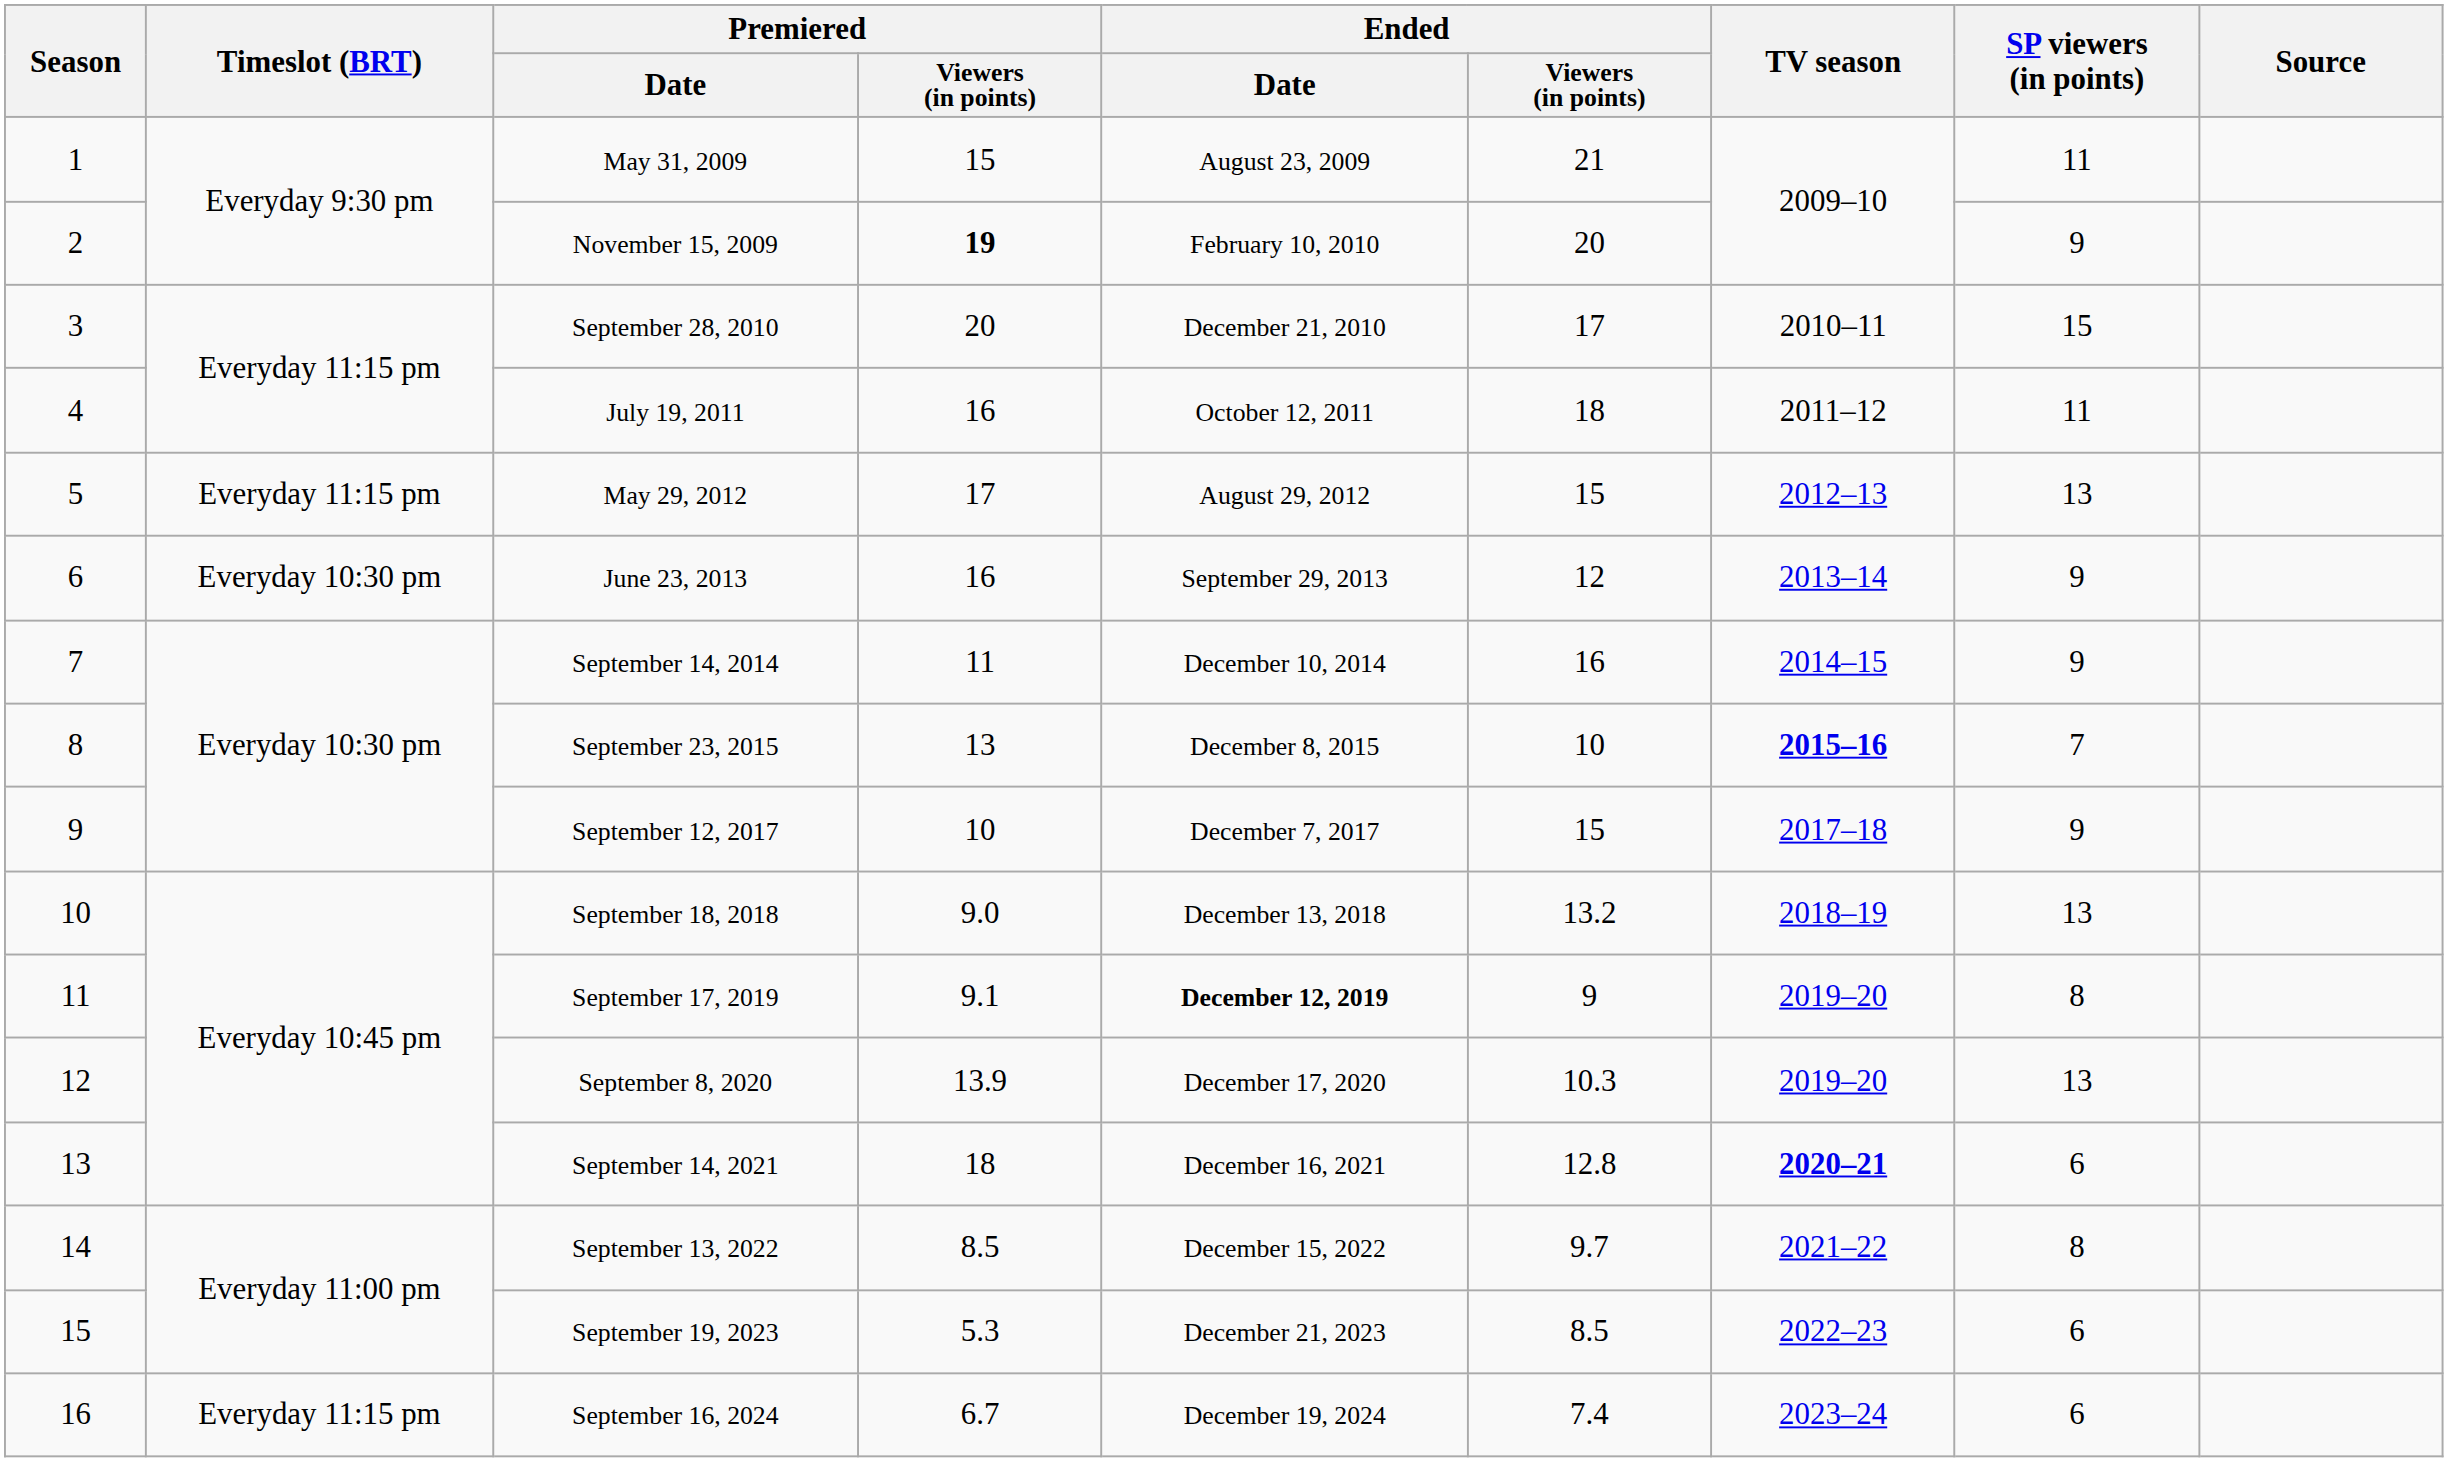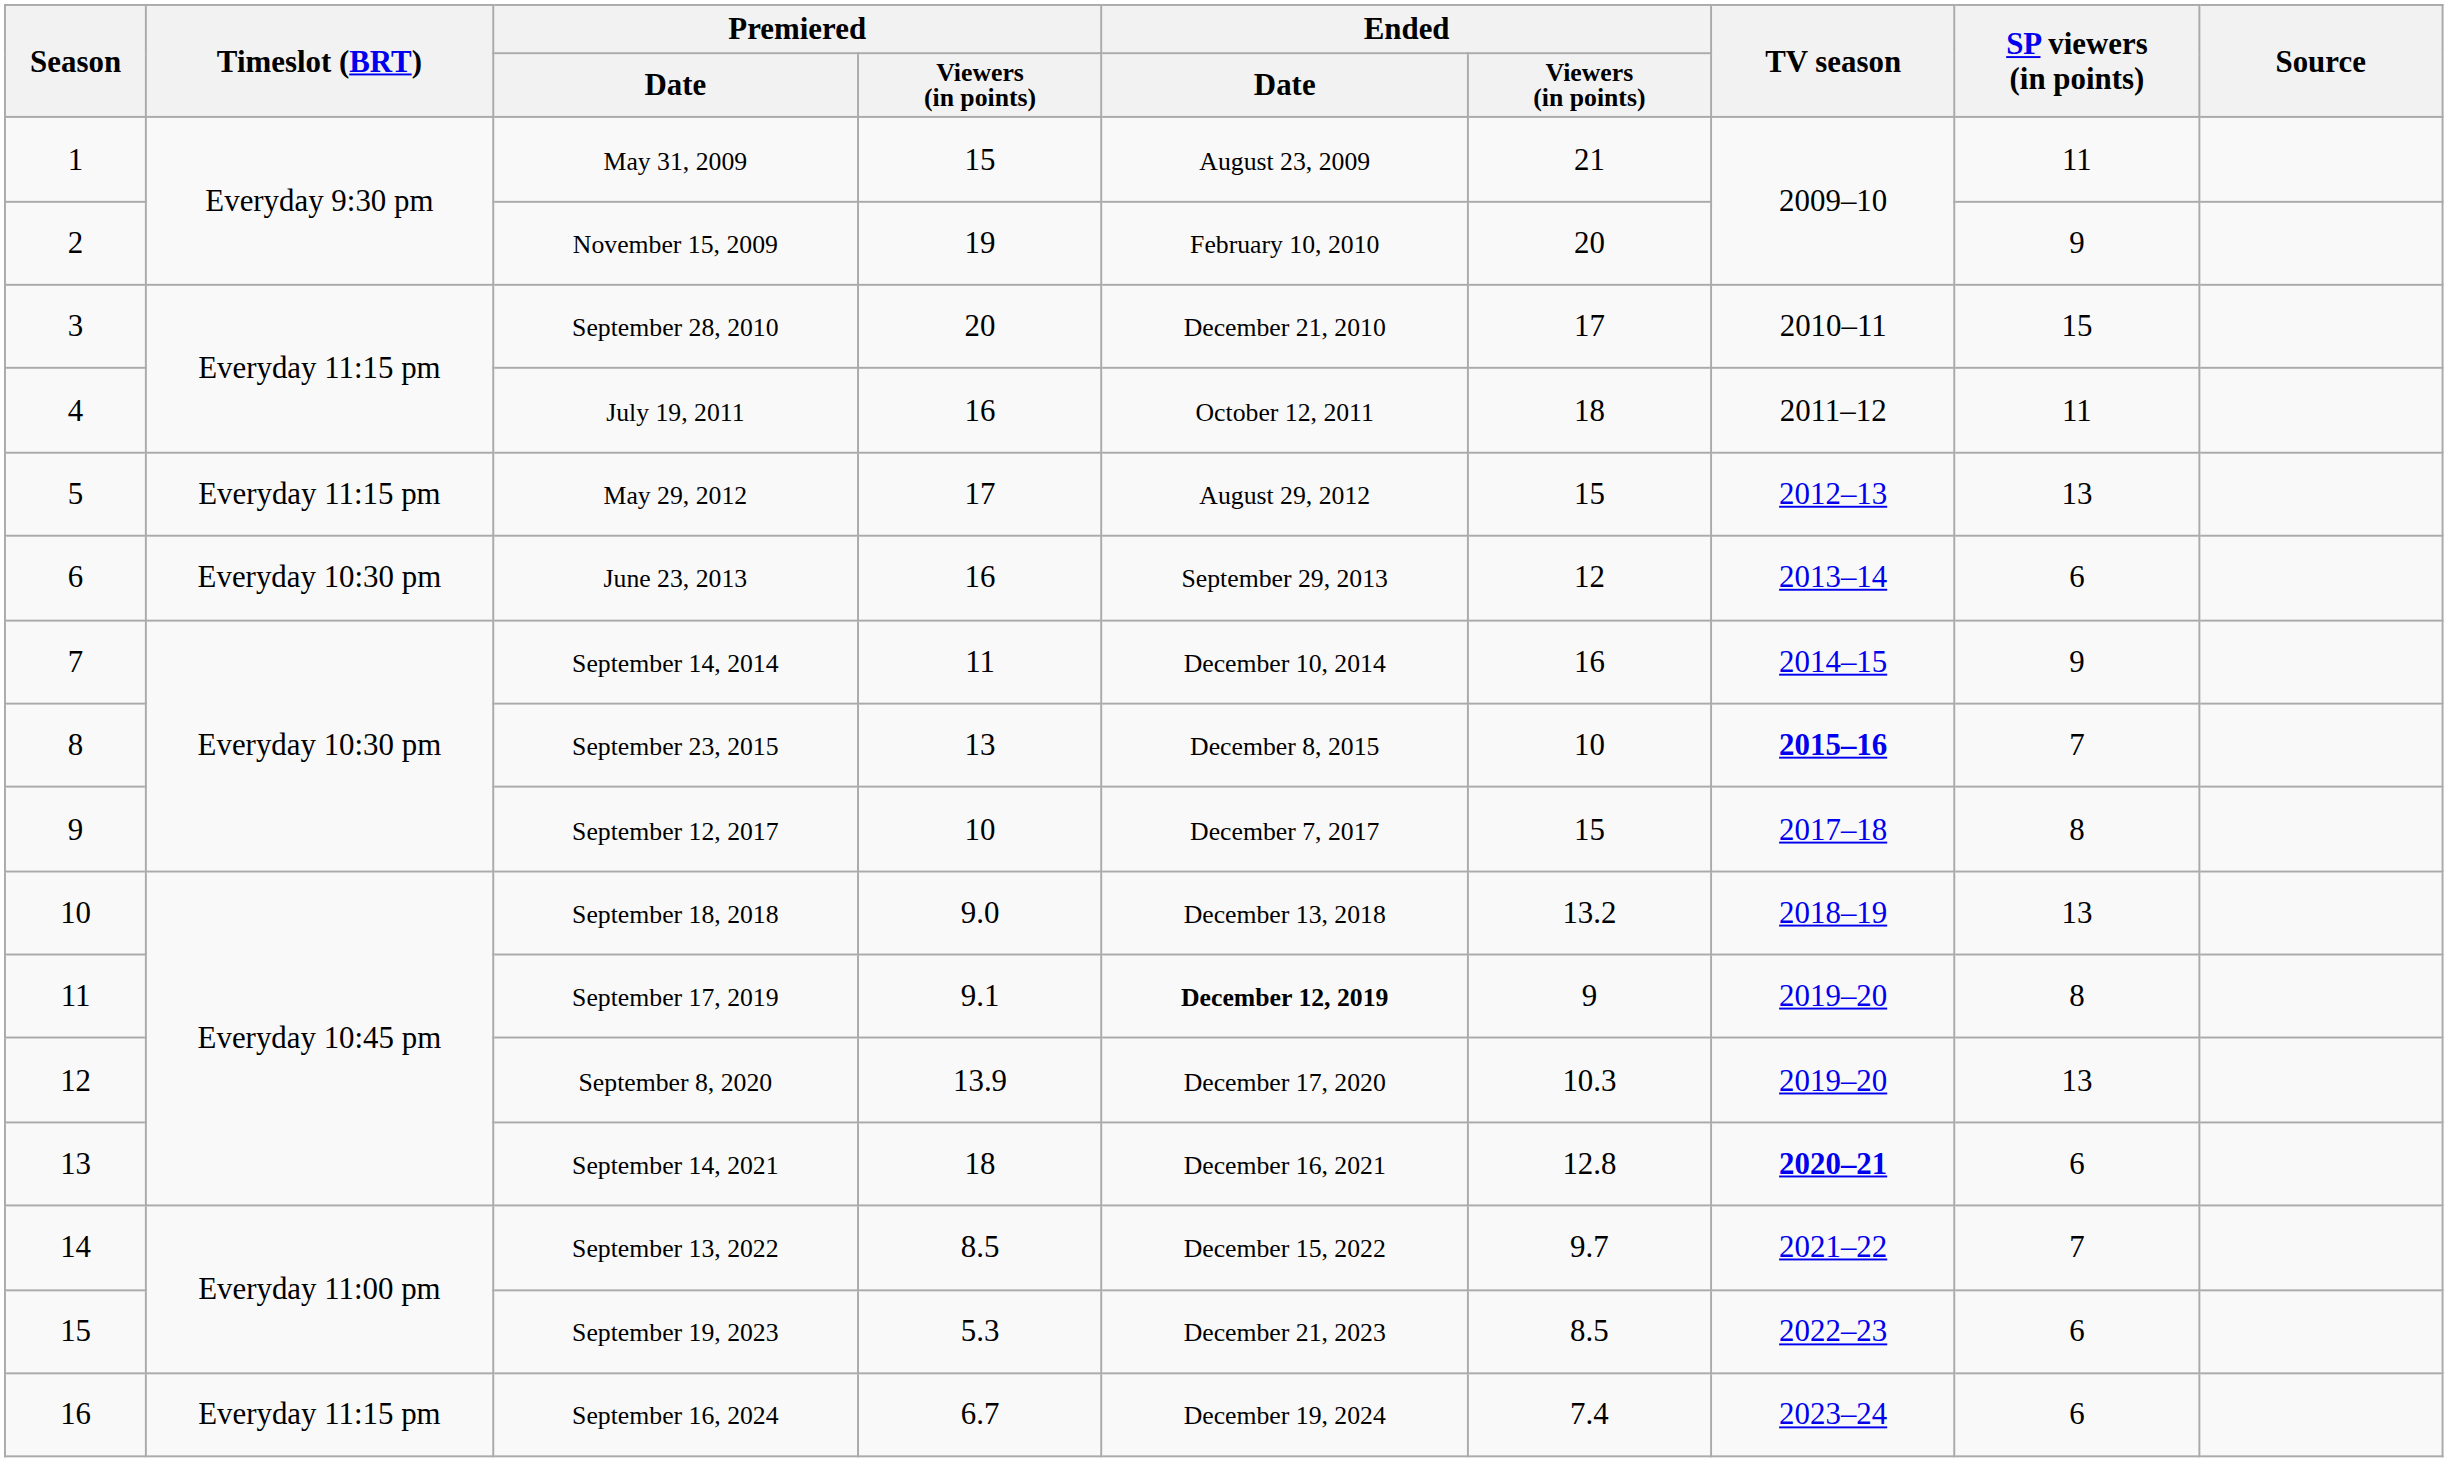(980, 242) bold -> (980, 242) normal
(2077, 577) 9 -> (2077, 577) 6
(2077, 828) 9 -> (2077, 828) 8
(2077, 1247) 8 -> (2077, 1247) 7
